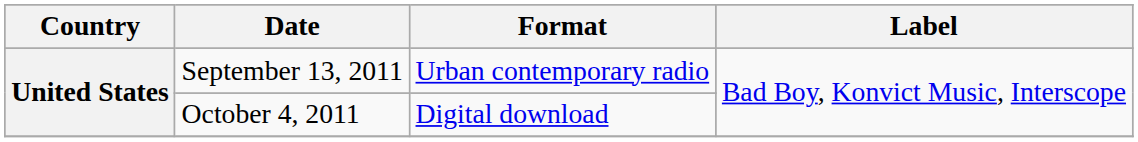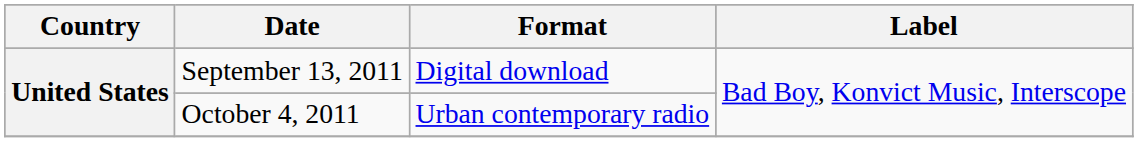(562, 70) Urban contemporary radio -> (512, 70) Digital download
(512, 114) Digital download -> (562, 114) Urban contemporary radio
